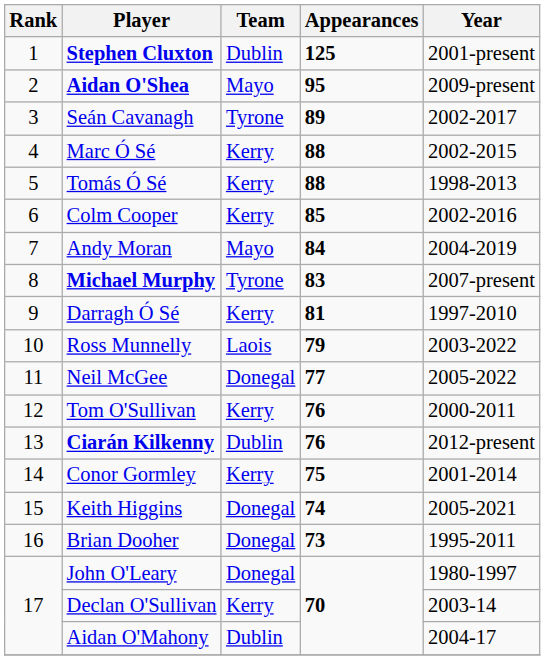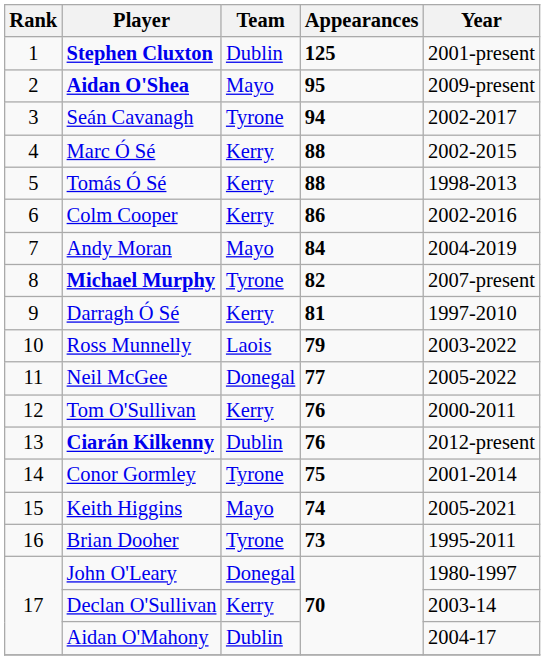(315, 118) 89 -> (315, 118) 94
(315, 215) 85 -> (315, 215) 86
(315, 280) 83 -> (315, 280) 82
(250, 475) Kerry -> (255, 475) Tyrone
(261, 507) Donegal -> (250, 507) Mayo
(261, 540) Donegal -> (255, 540) Tyrone
